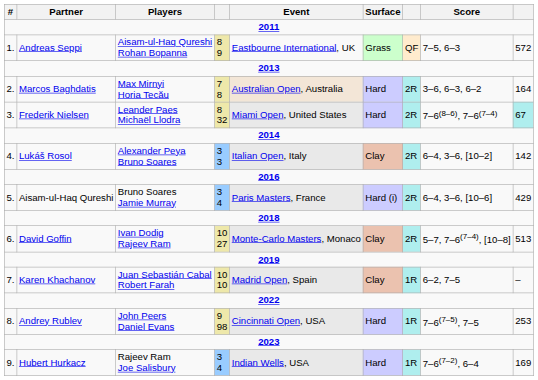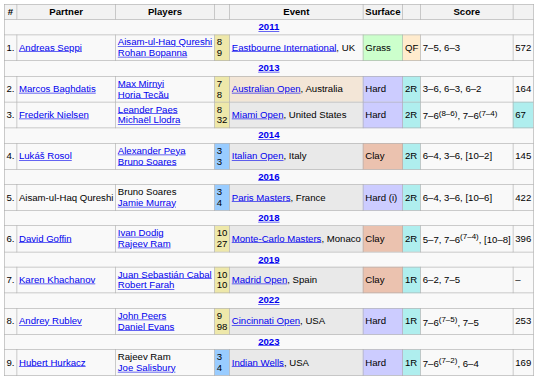(523, 156) 142 -> (523, 156) 145
(523, 197) 429 -> (523, 197) 422
(523, 238) 513 -> (523, 238) 396
